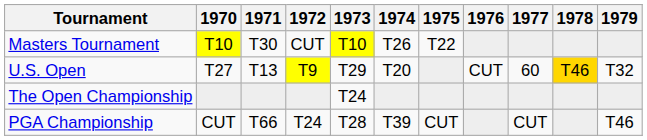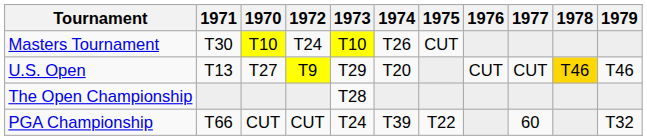columns swapped: (219, 18) <-> (263, 18)
(308, 44) CUT -> (308, 44) T24
(441, 44) T22 -> (441, 44) CUT
(530, 70) 60 -> (530, 70) CUT
(619, 70) T32 -> (619, 70) T46
(352, 97) T24 -> (352, 97) T28
(308, 123) T24 -> (308, 123) CUT
(352, 123) T28 -> (352, 123) T24
(441, 123) CUT -> (441, 123) T22
(530, 123) CUT -> (530, 123) 60
(619, 123) T46 -> (619, 123) T32
